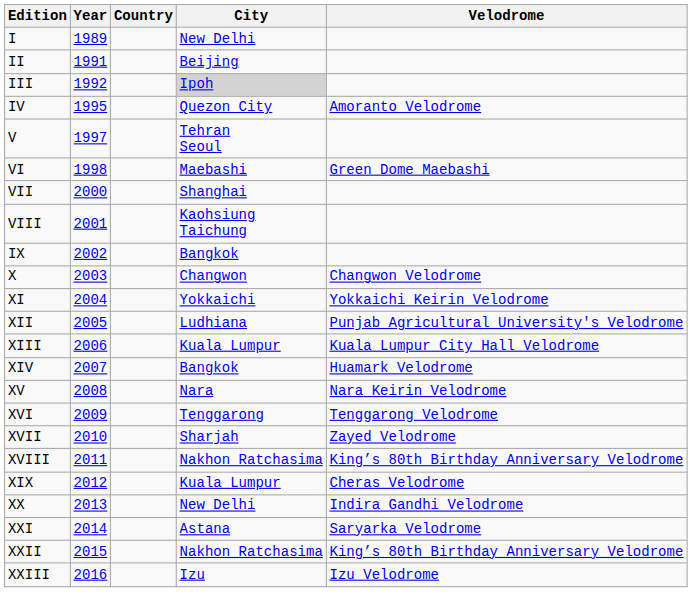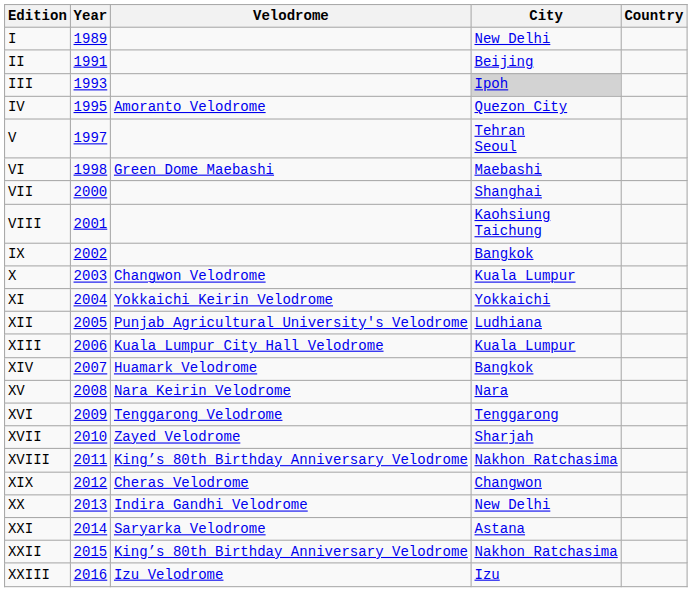columns swapped: (143, 16) <-> (506, 16)
(90, 85) 1992 -> (90, 85) 1993
(213, 277) Changwon -> (525, 277) Kuala Lumpur
(230, 483) Kuala Lumpur -> (508, 483) Changwon
